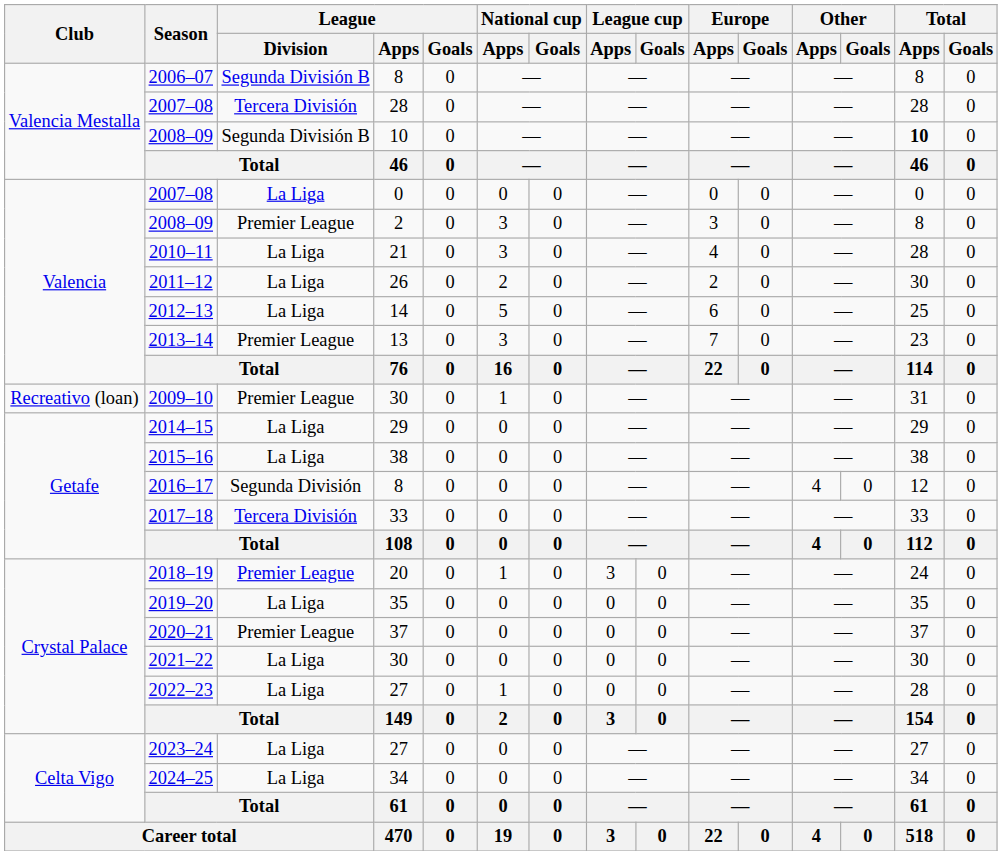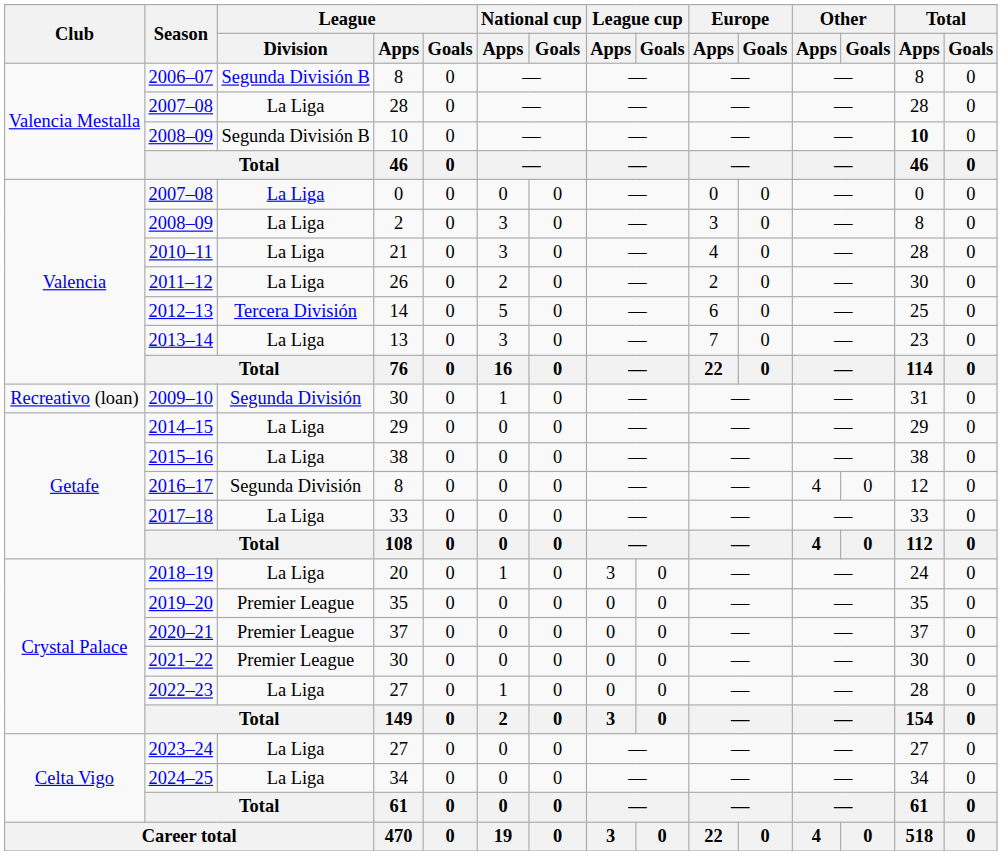(296, 106) Tercera División -> (296, 106) La Liga
(296, 223) Premier League -> (296, 223) La Liga
(296, 310) La Liga -> (296, 310) Tercera División
(296, 340) Premier League -> (296, 340) La Liga
(296, 398) Premier League -> (296, 398) Segunda División
(296, 515) Tercera División -> (296, 515) La Liga
(296, 573) Premier League -> (296, 573) La Liga
(296, 602) La Liga -> (296, 602) Premier League
(296, 661) La Liga -> (296, 661) Premier League
